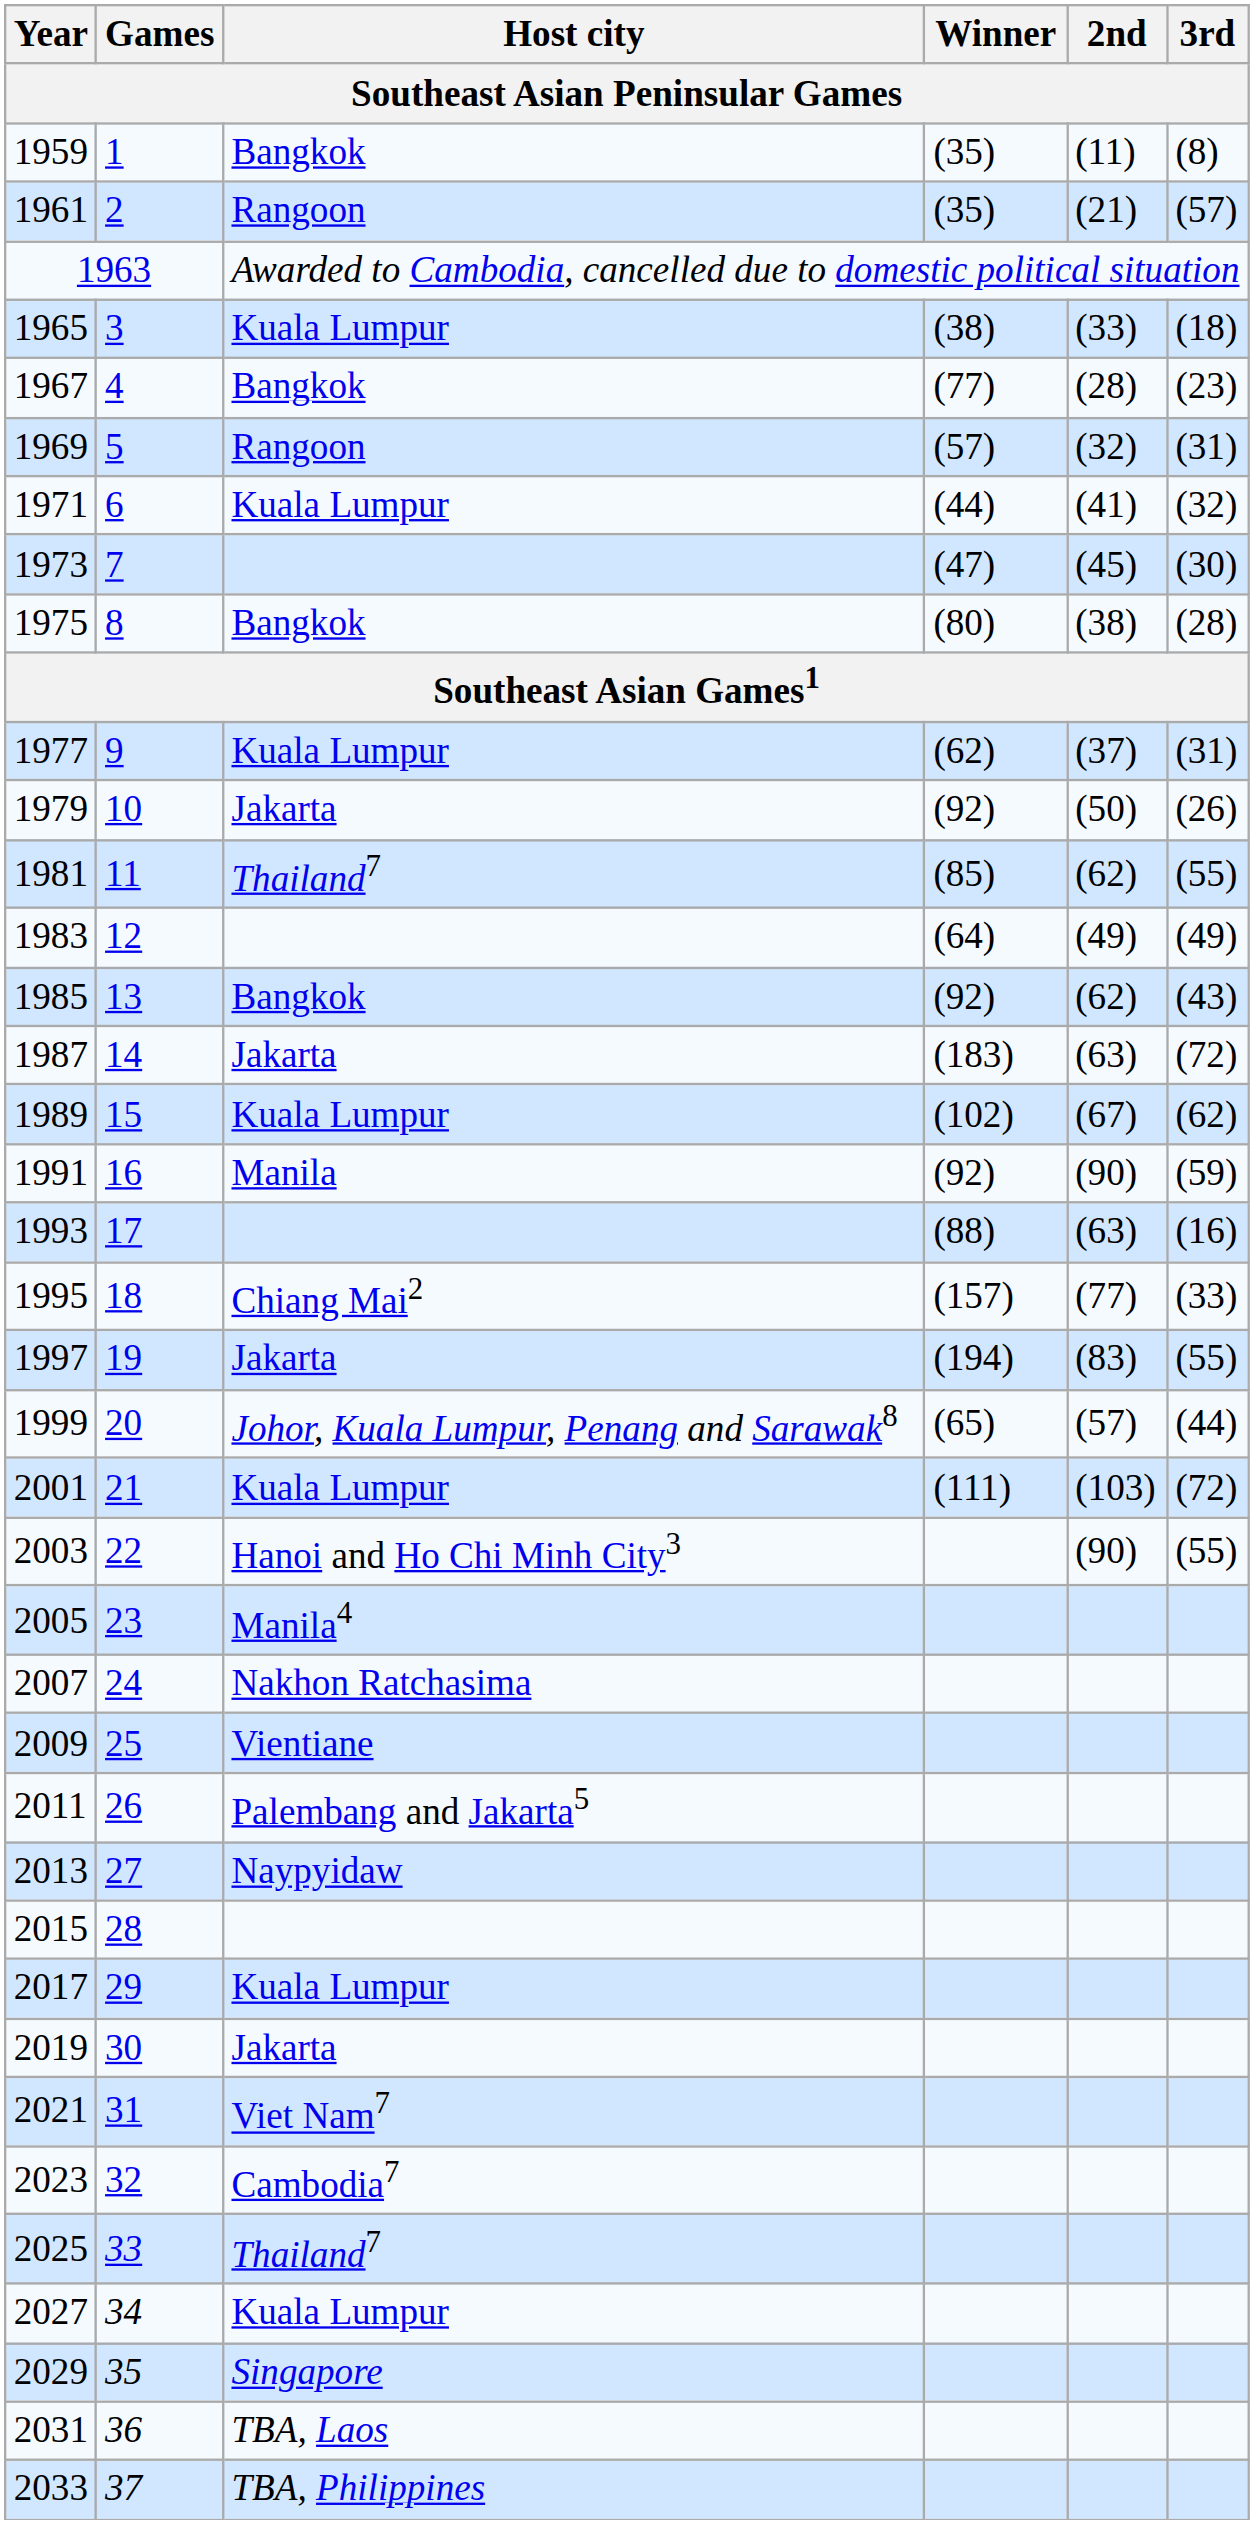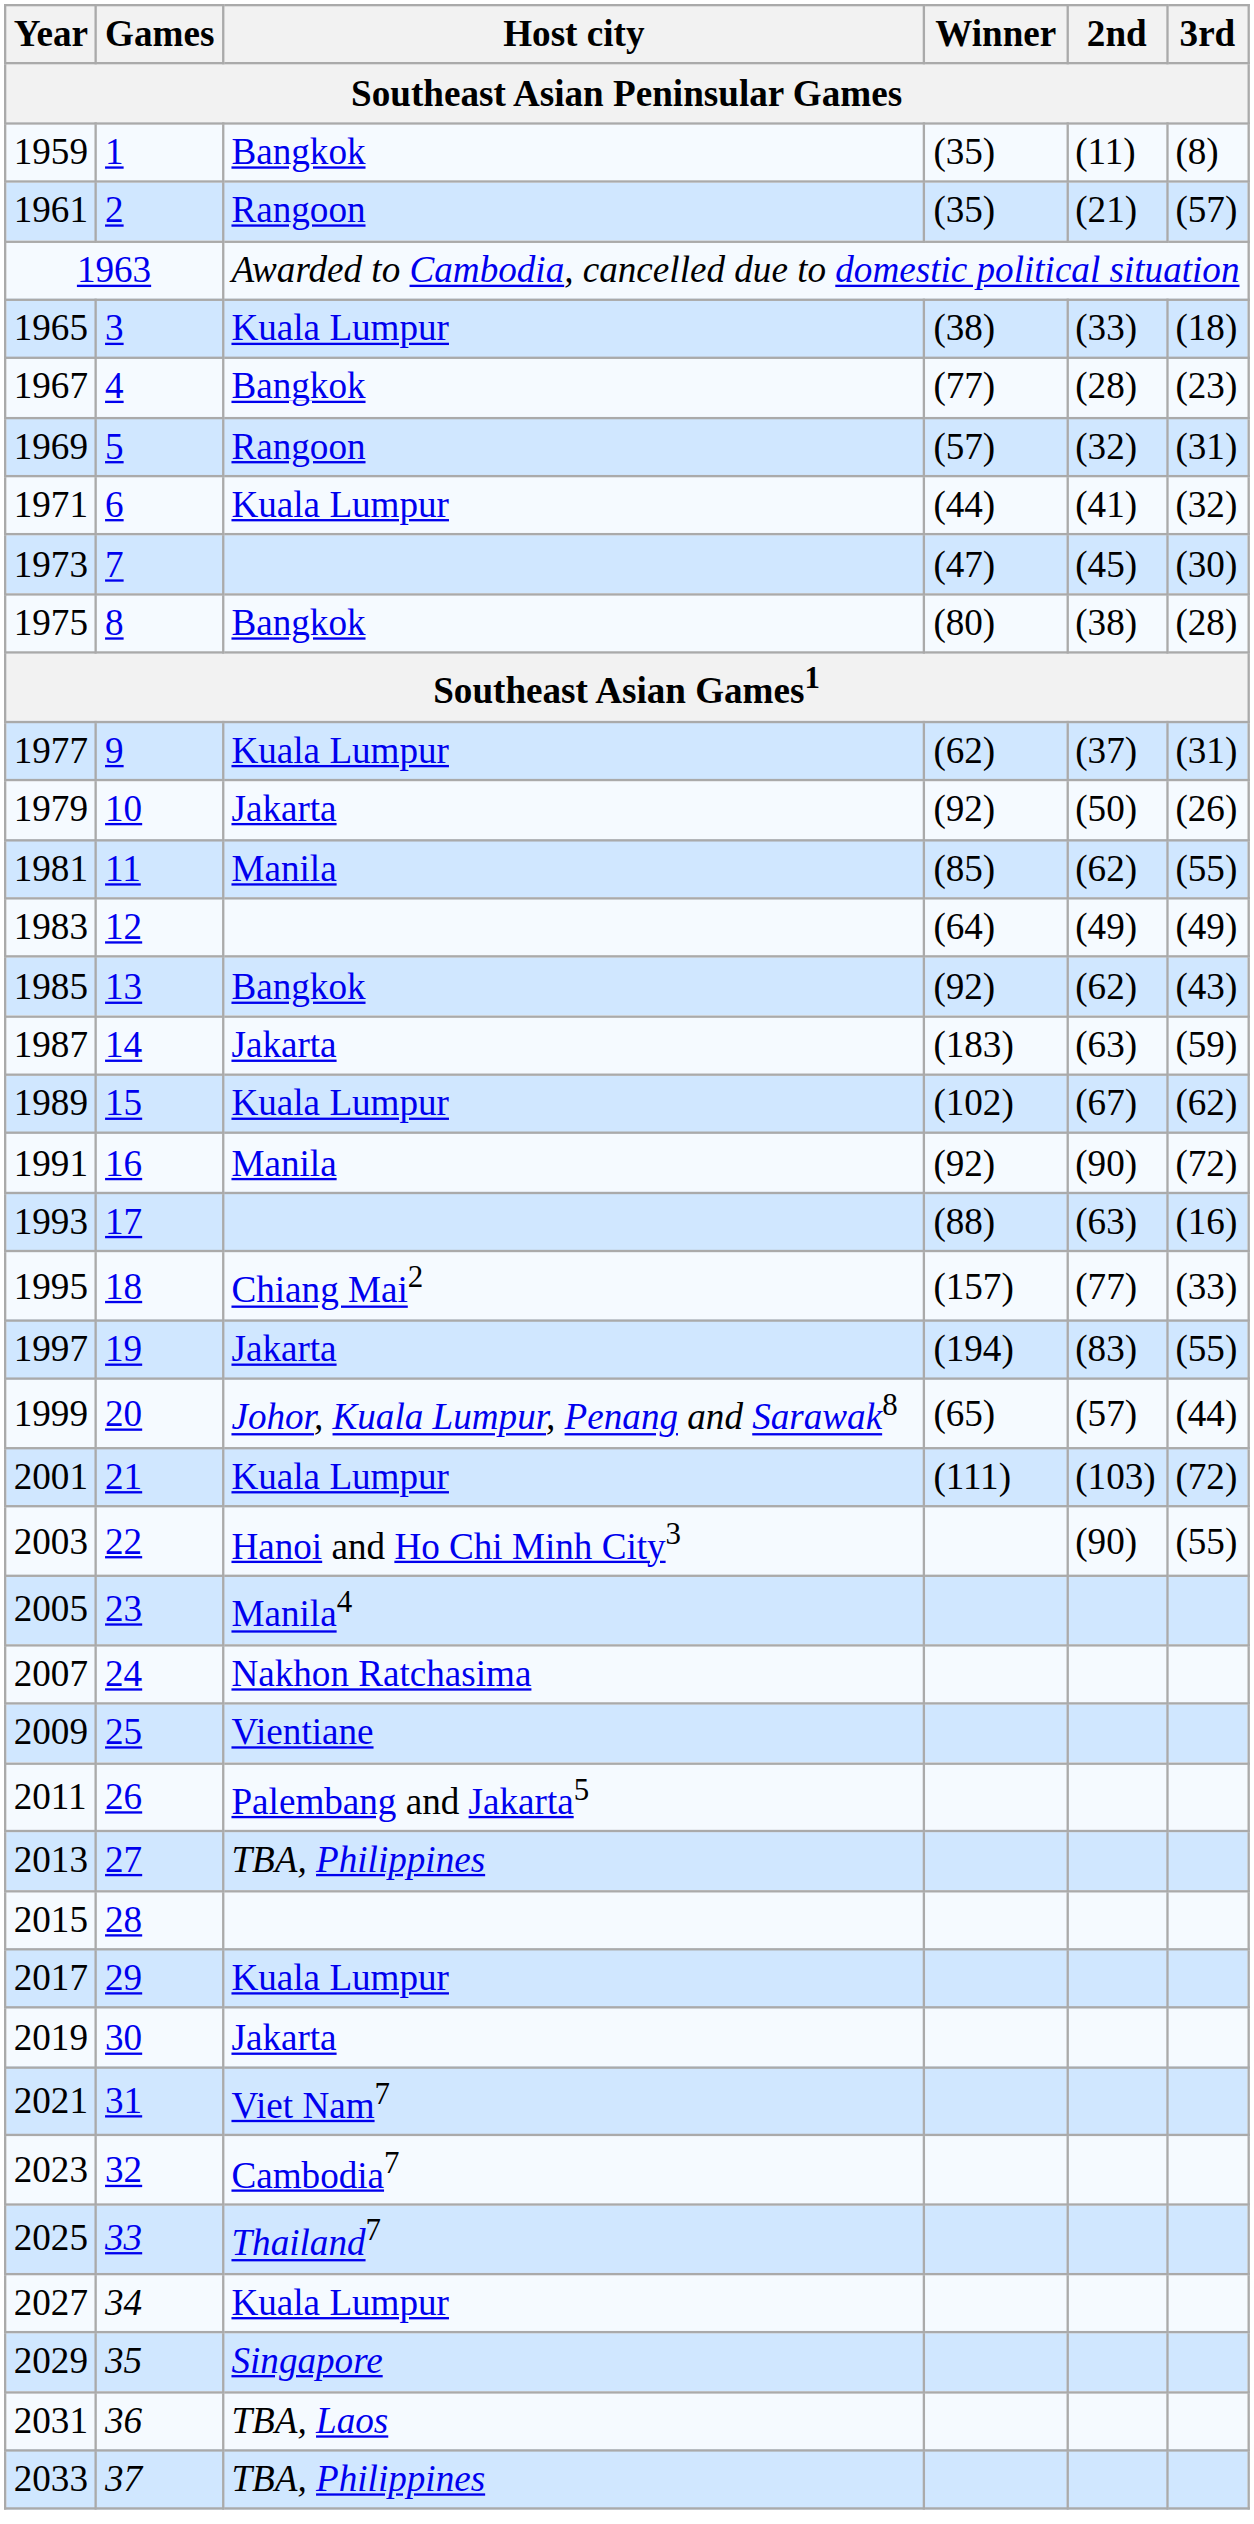(306, 873) Thailand7 -> (284, 868) Manila
(1206, 1054) (72) -> (1206, 1044) (59)
(1206, 1172) (59) -> (1206, 1162) (72)
(317, 1870) Naypyidaw -> (358, 1860) TBA, Philippines
